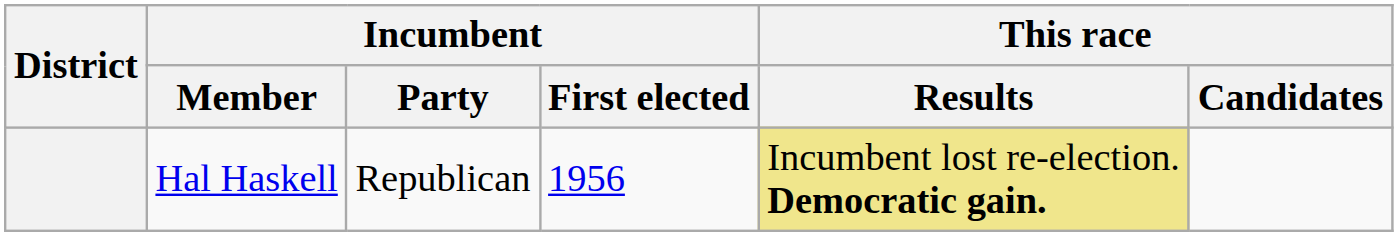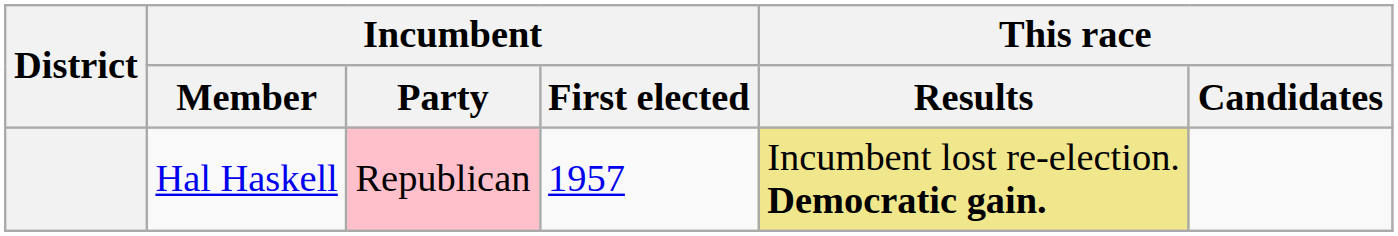(443, 178) no background -> (443, 178) pink background
(586, 178) 1956 -> (586, 178) 1957
